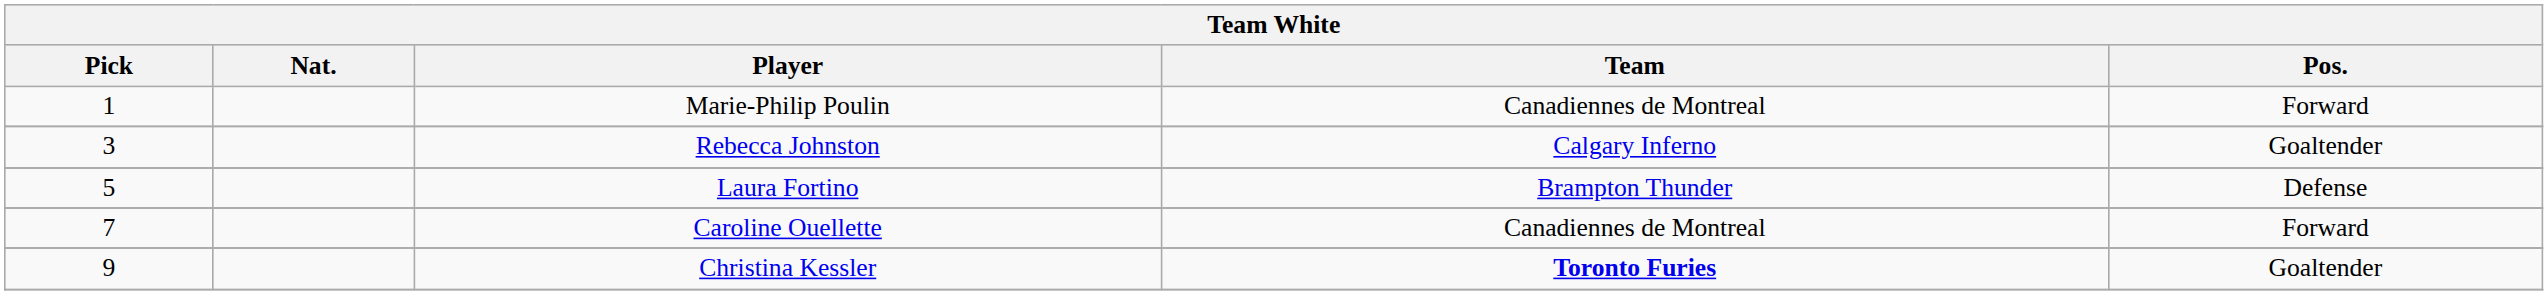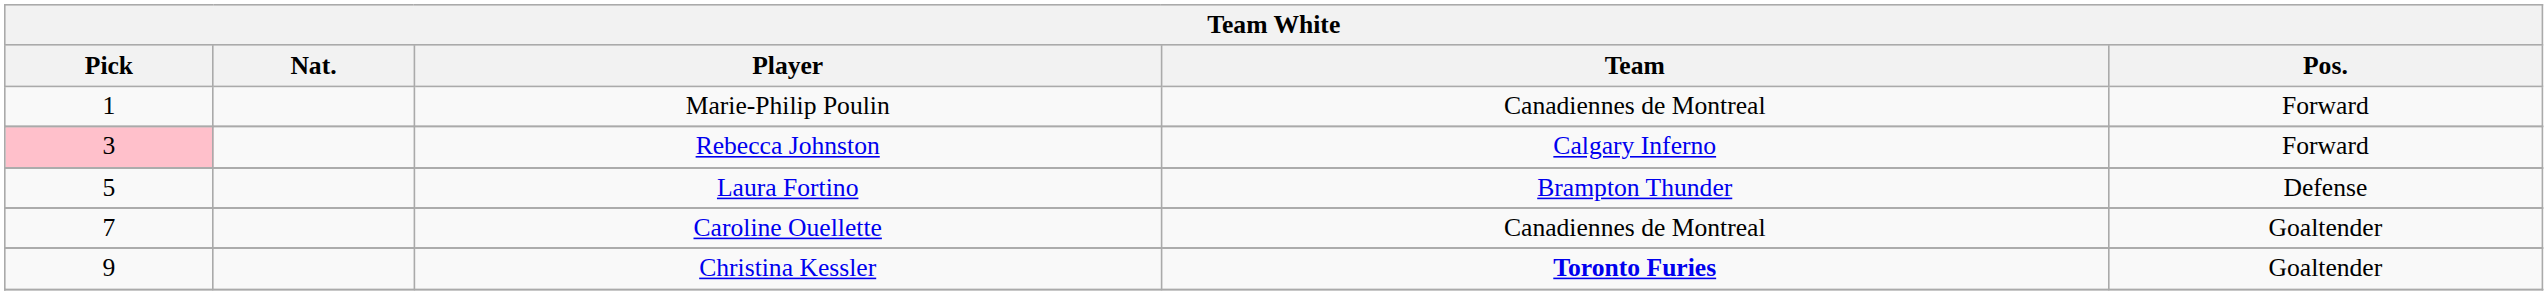(109, 146) no background -> (109, 146) pink background
(2325, 146) Goaltender -> (2325, 146) Forward
(2325, 227) Forward -> (2325, 227) Goaltender
